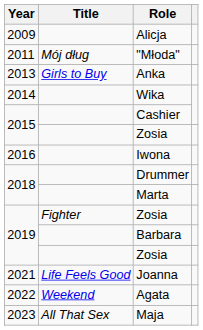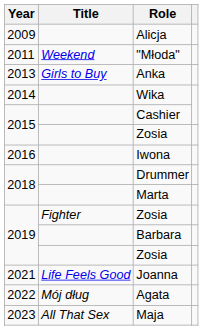(65, 54) Mój dług -> (68, 54) Weekend
(68, 295) Weekend -> (65, 295) Mój dług
